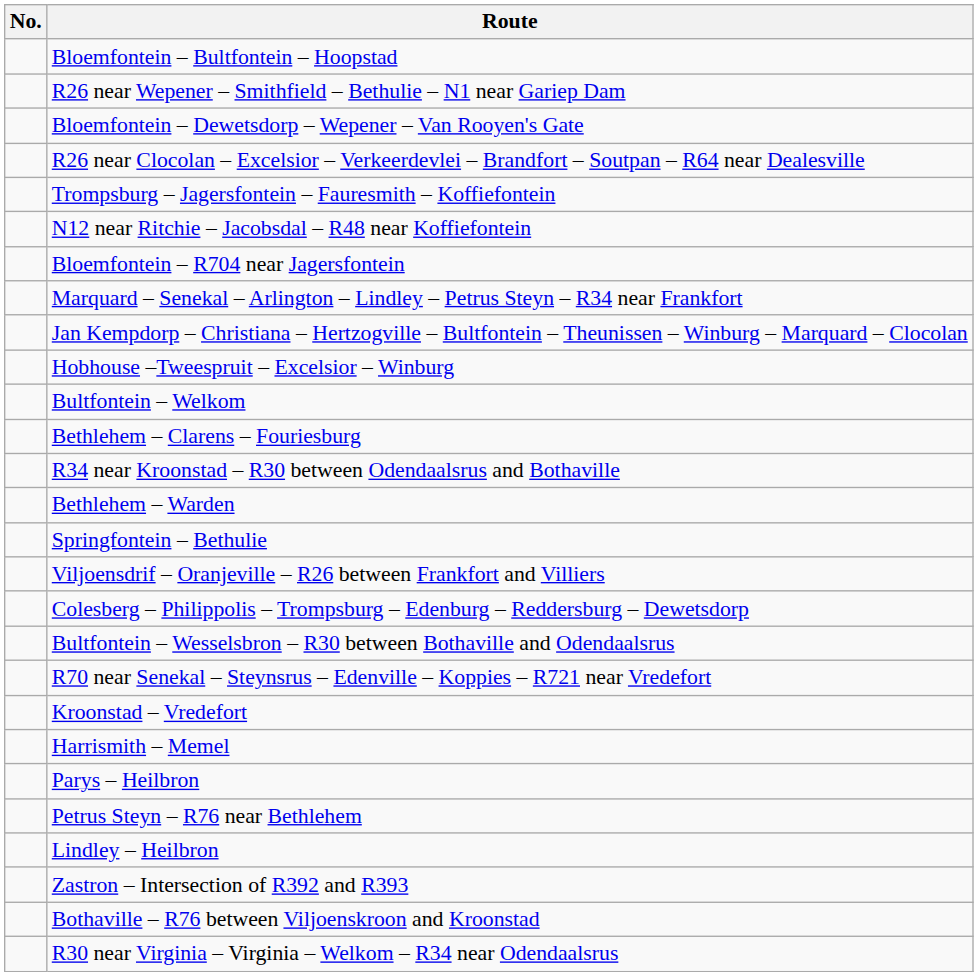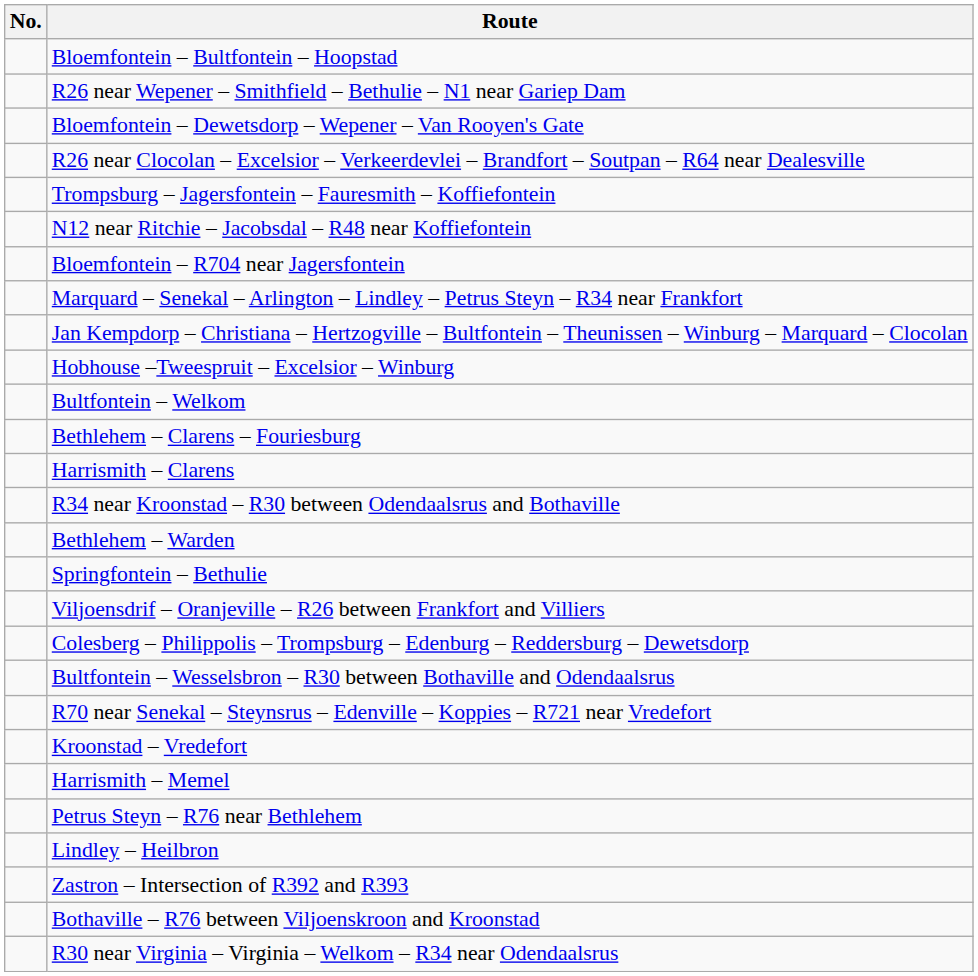+ row: (143, 470)
- row: (126, 780)
